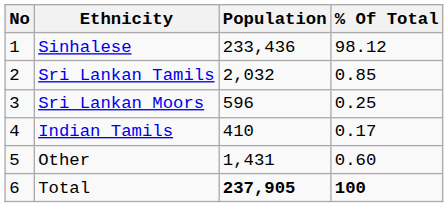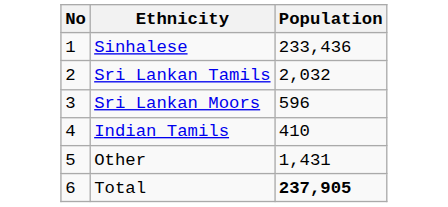- column: (387, 19)
